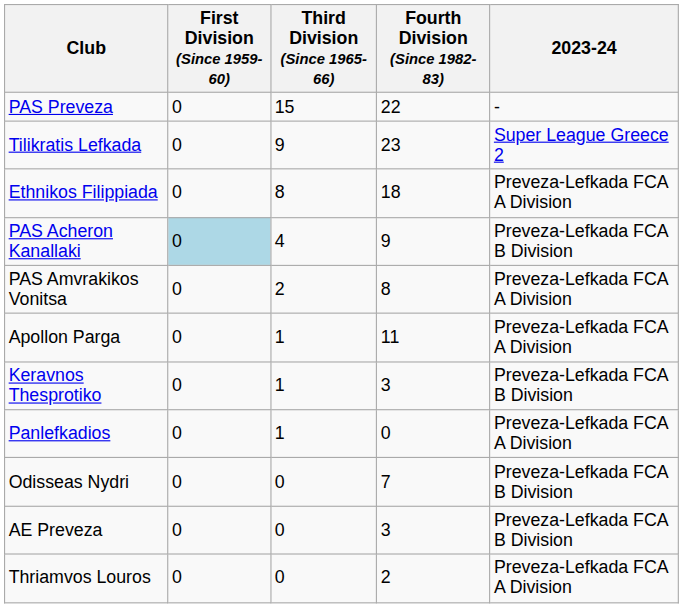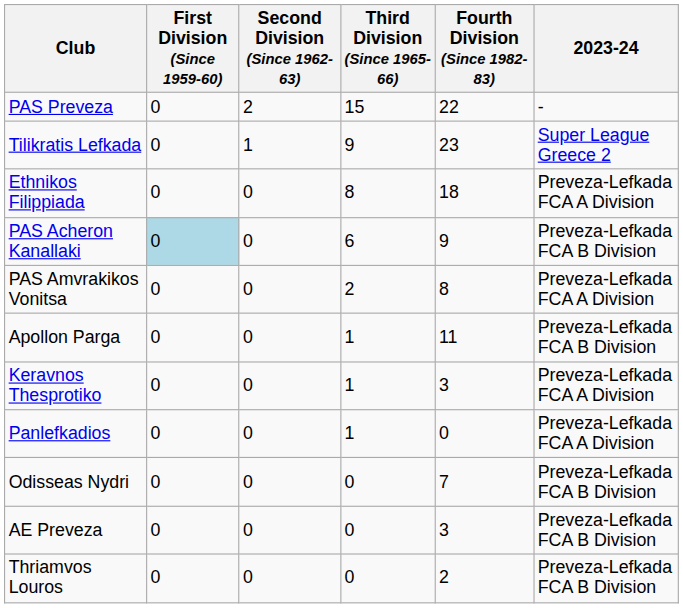+ column: (290, 48)
(280, 241) 4 -> (349, 241) 6
(581, 337) Preveza-Lefkada FCA A Division -> (605, 337) Preveza-Lefkada FCA B Division
(581, 385) Preveza-Lefkada FCA B Division -> (605, 385) Preveza-Lefkada FCA A Division
(581, 578) Preveza-Lefkada FCA A Division -> (605, 578) Preveza-Lefkada FCA B Division
